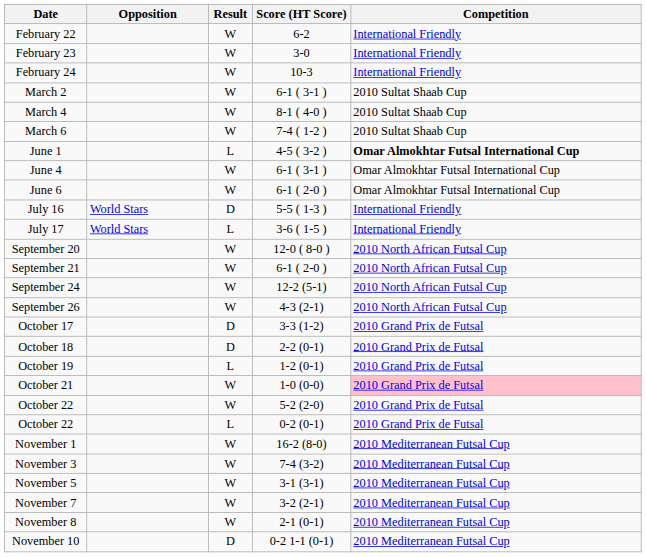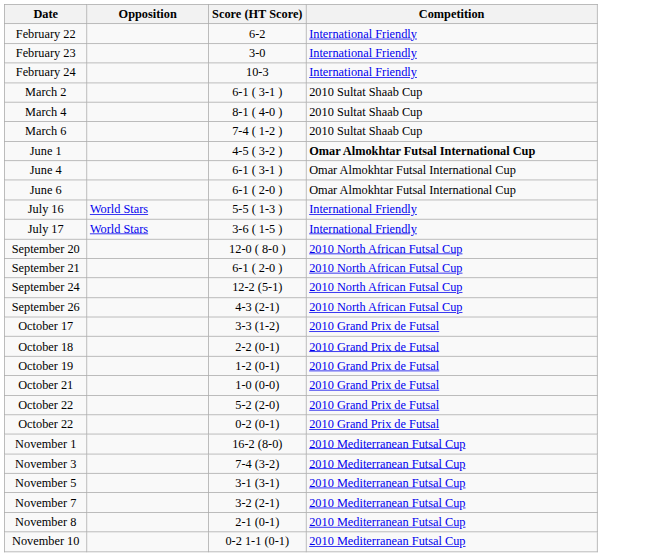- column: (230, 14)
(418, 385) pink background -> (374, 385) no background
